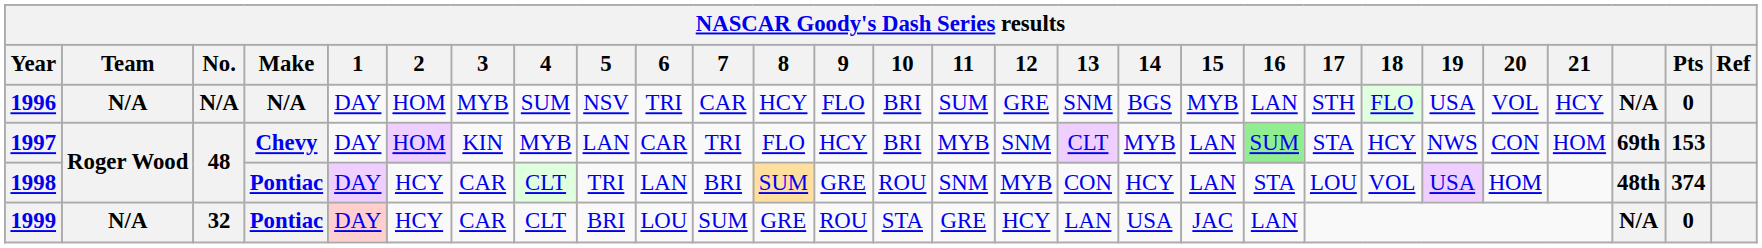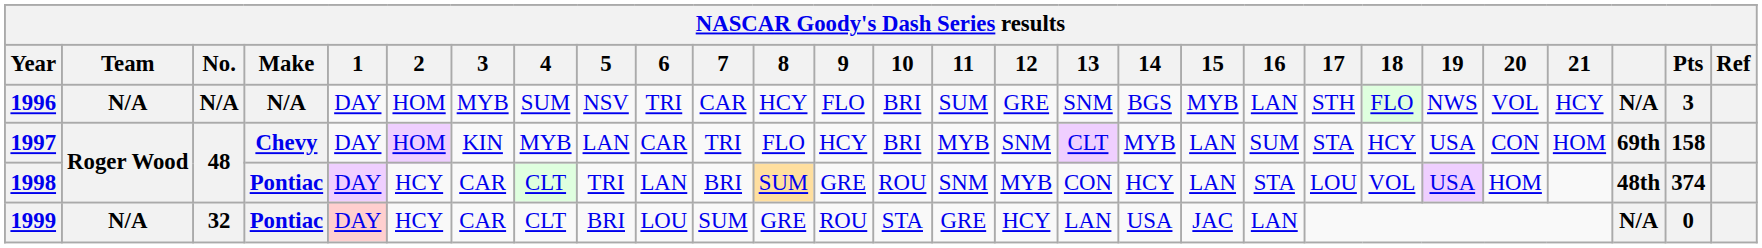(1452, 103) USA -> (1452, 103) NWS
(1688, 103) 0 -> (1688, 103) 3
(1274, 142) lightgreen background -> (1274, 142) no background
(1452, 142) NWS -> (1452, 142) USA
(1688, 142) 153 -> (1688, 142) 158
